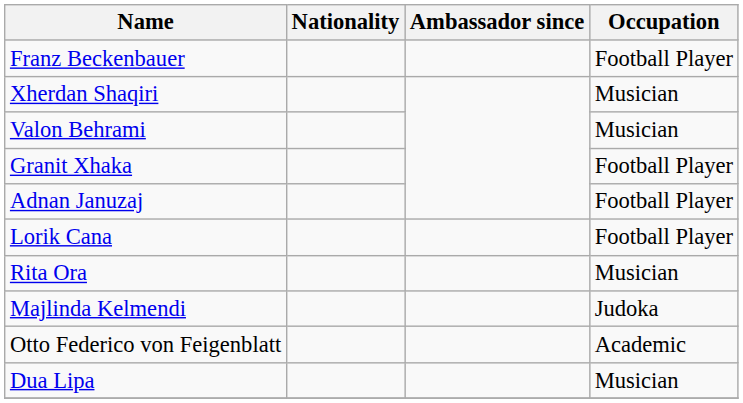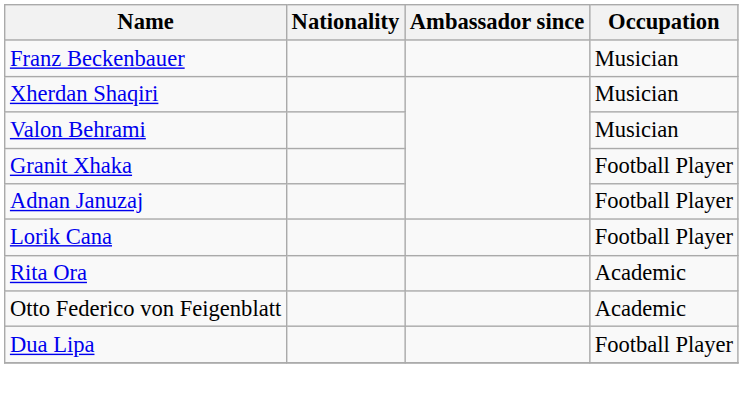(664, 58) Football Player -> (637, 58) Musician
(637, 272) Musician -> (640, 272) Academic
- row: (98, 308)
(637, 380) Musician -> (664, 344) Football Player
